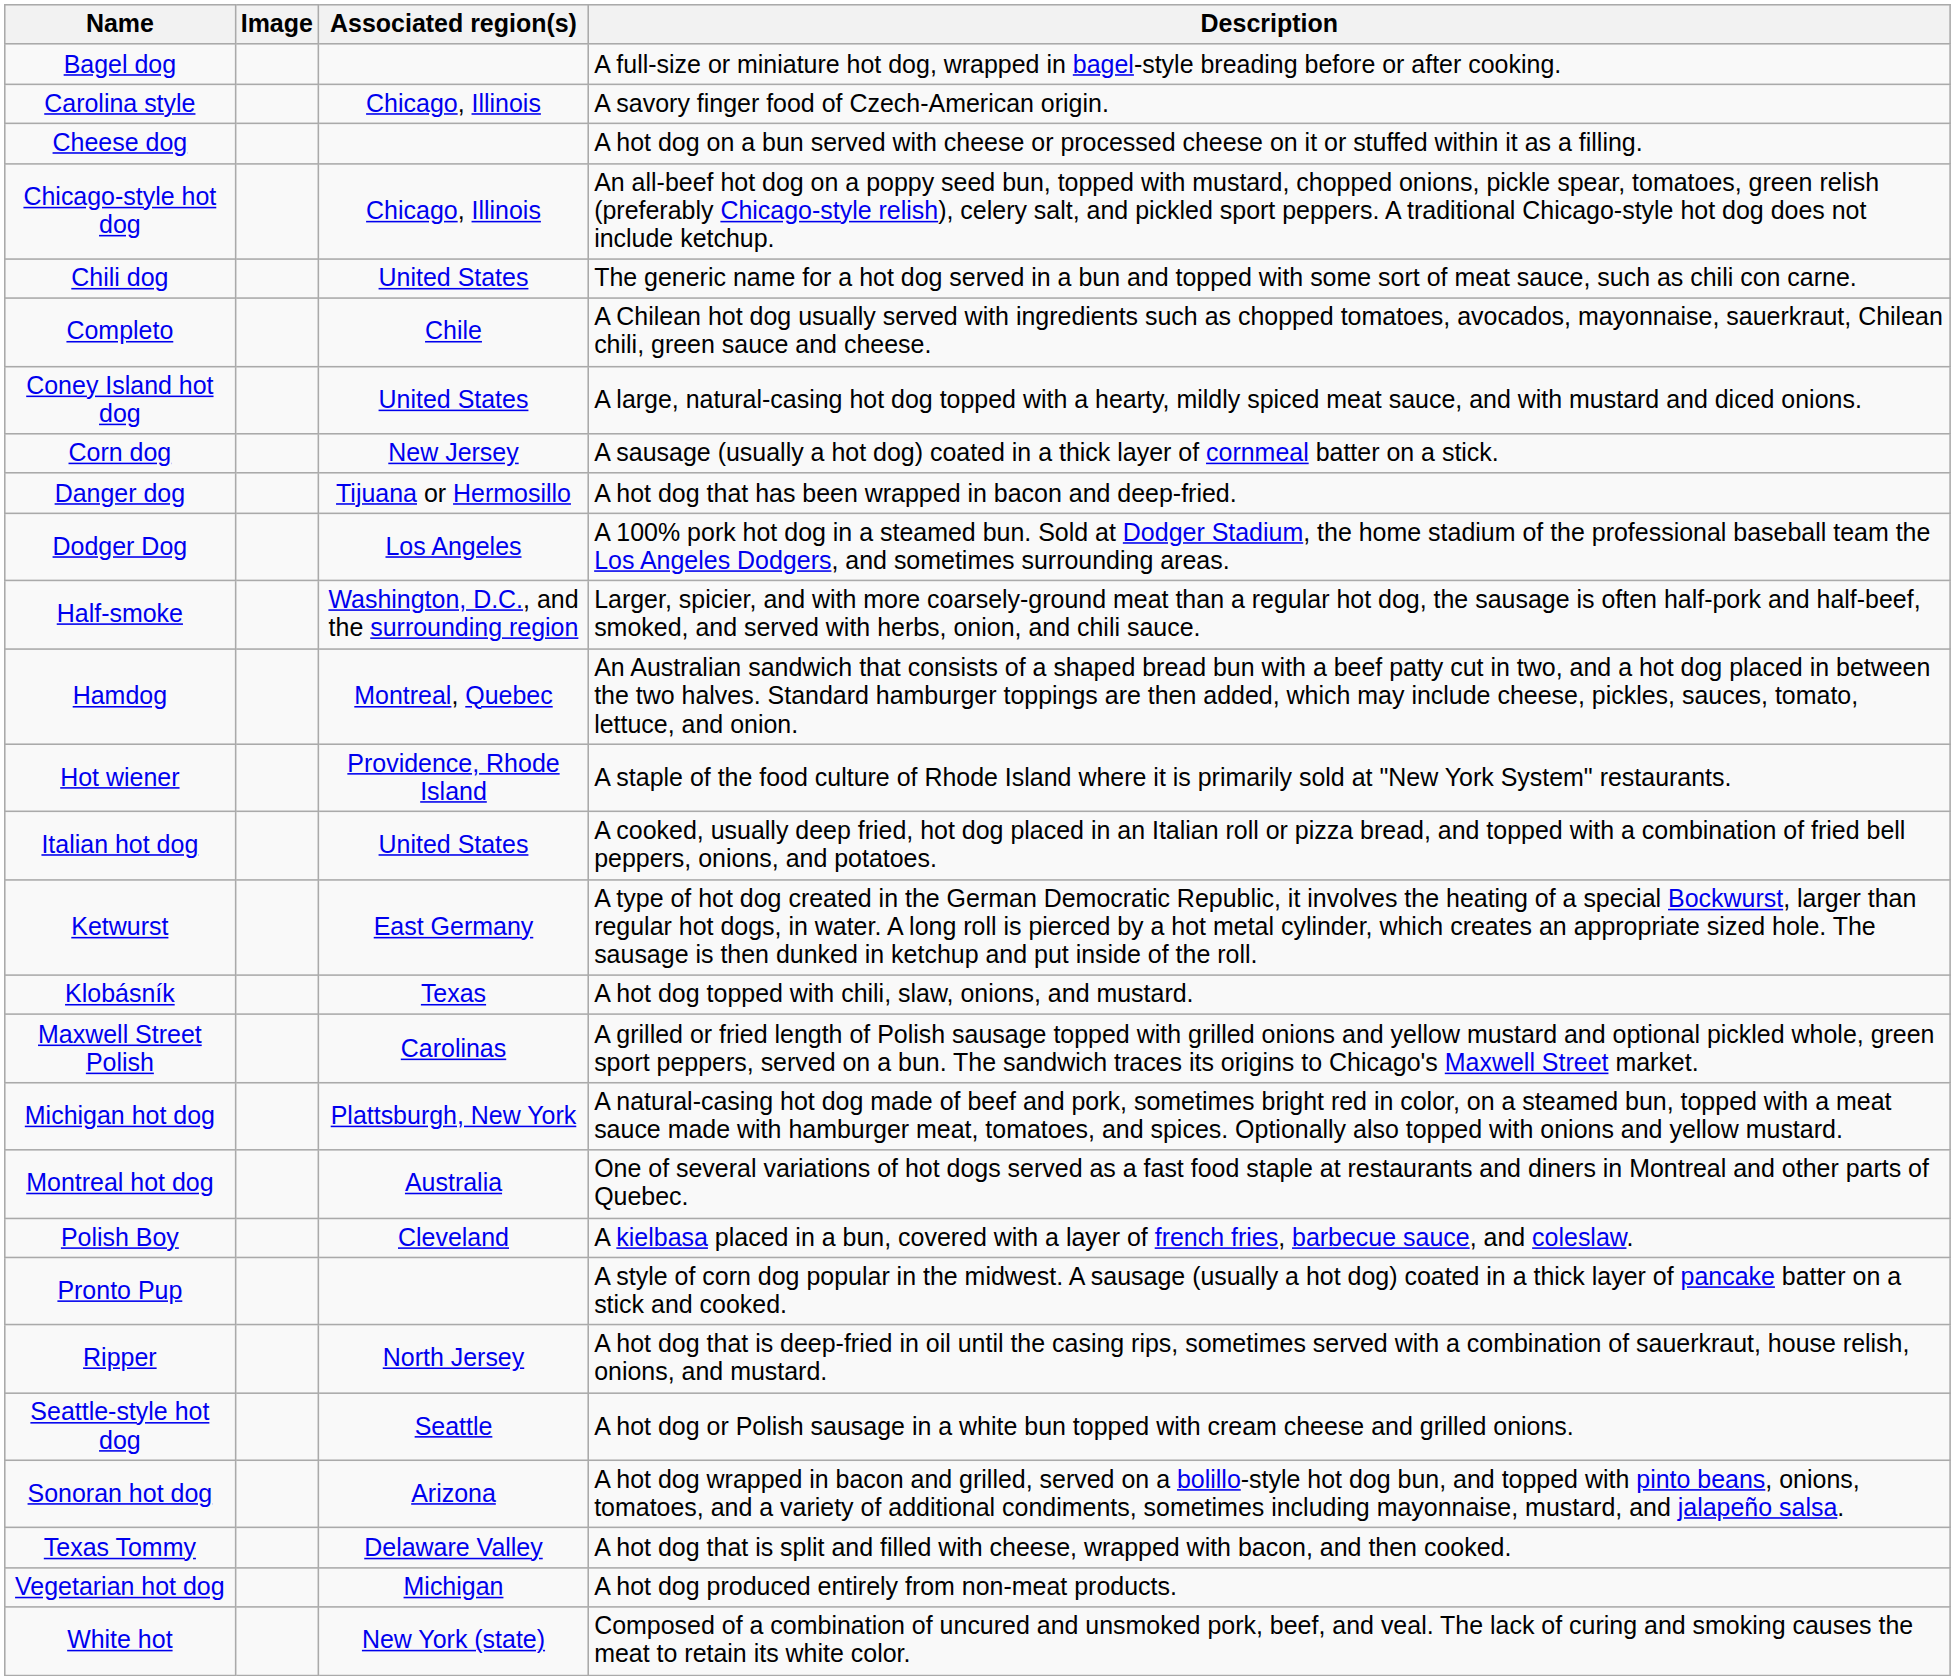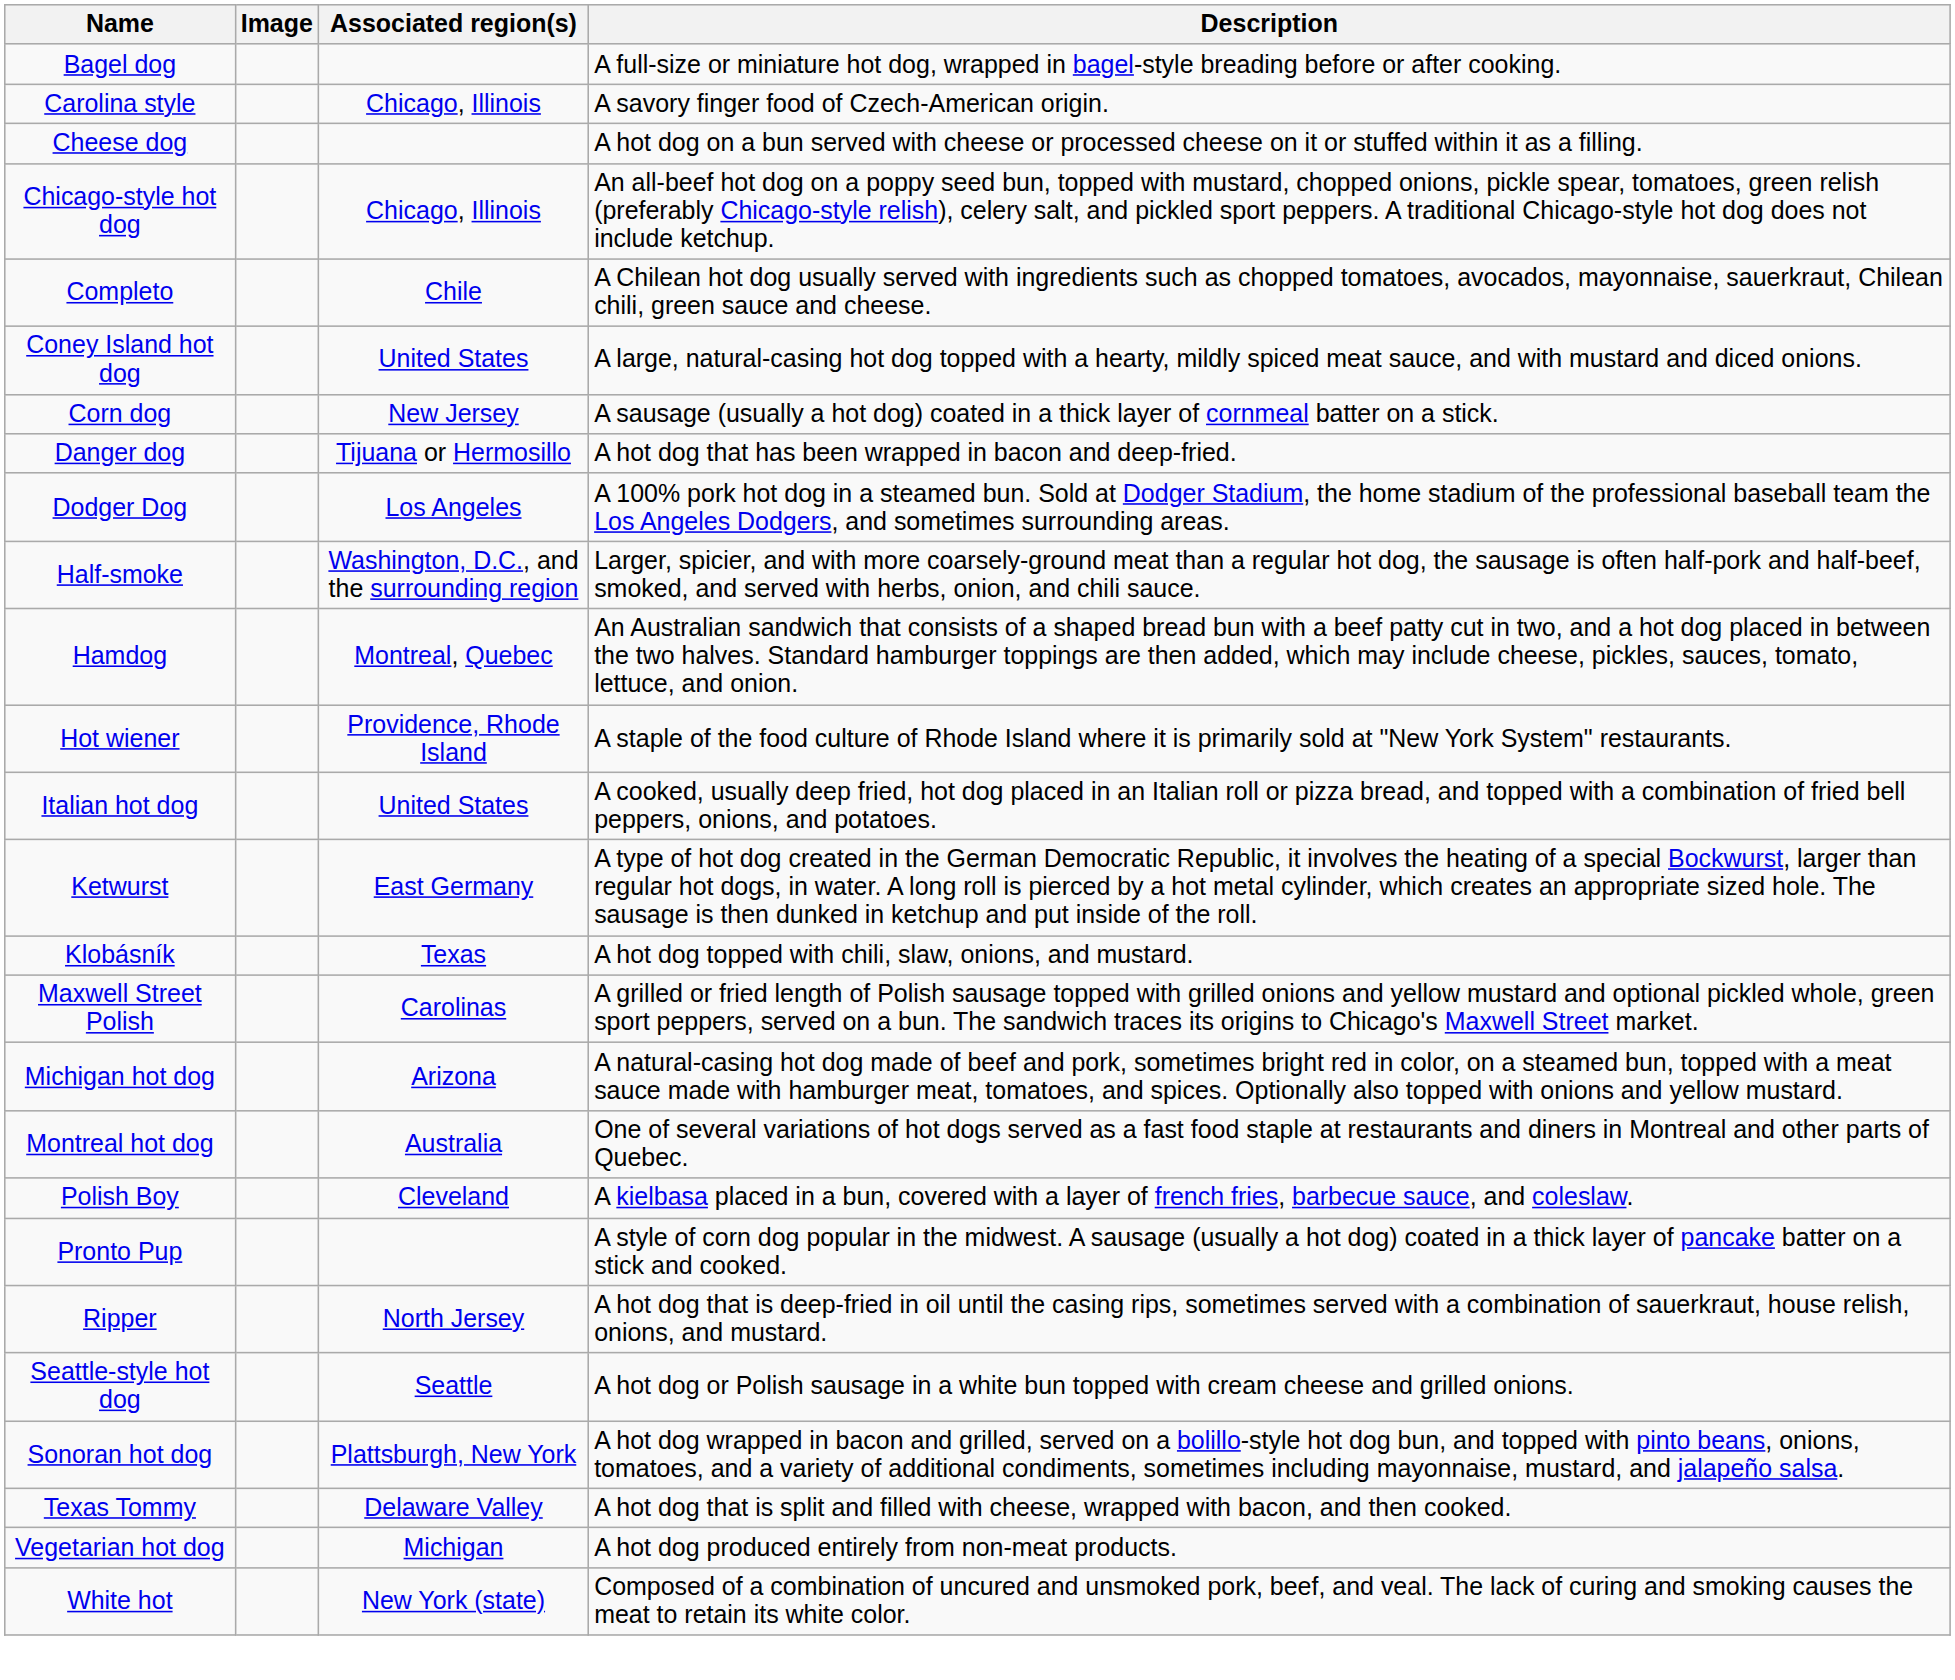- row: (120, 278)
(453, 1115) Plattsburgh, New York -> (453, 1076) Arizona
(453, 1493) Arizona -> (453, 1454) Plattsburgh, New York
